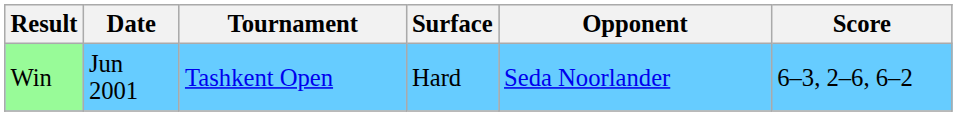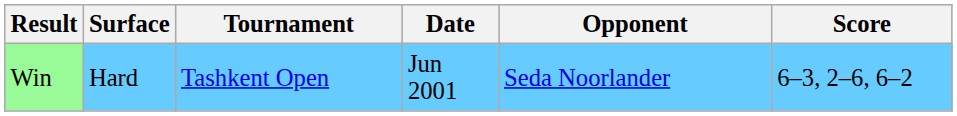columns swapped: (131, 24) <-> (452, 24)
